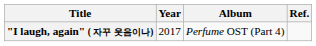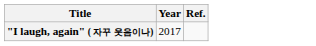- column: (235, 13)
